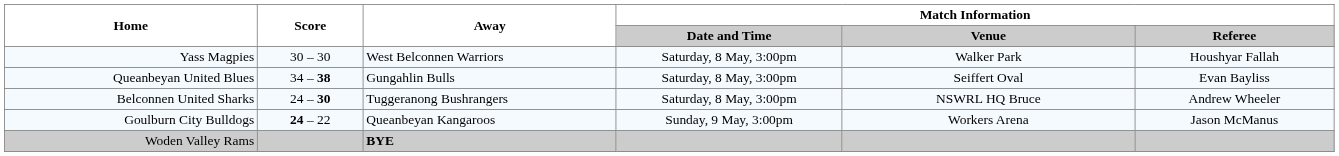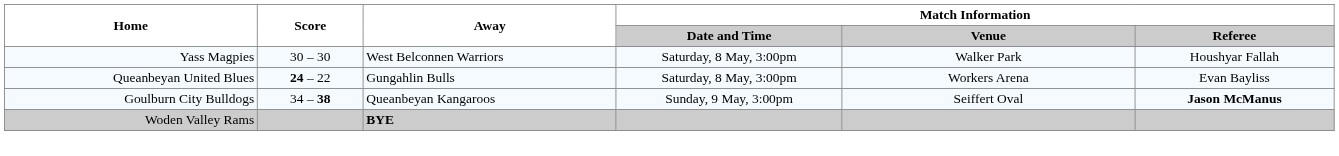(310, 78) 34 – 38 -> (310, 78) 24 – 22
(988, 78) Seiffert Oval -> (988, 78) Workers Arena
- row: (185, 98)
(310, 119) 24 – 22 -> (310, 98) 34 – 38
(988, 119) Workers Arena -> (988, 98) Seiffert Oval
(1234, 119) normal -> (1234, 98) bold
